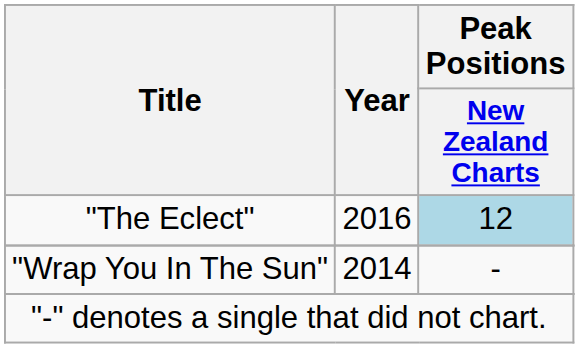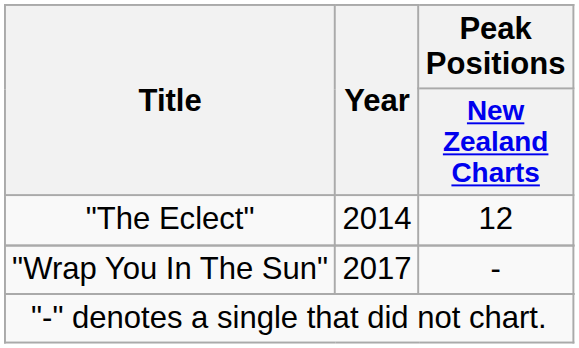(377, 219) 2016 -> (377, 219) 2014
(496, 219) lightblue background -> (496, 219) no background
(377, 268) 2014 -> (377, 268) 2017
